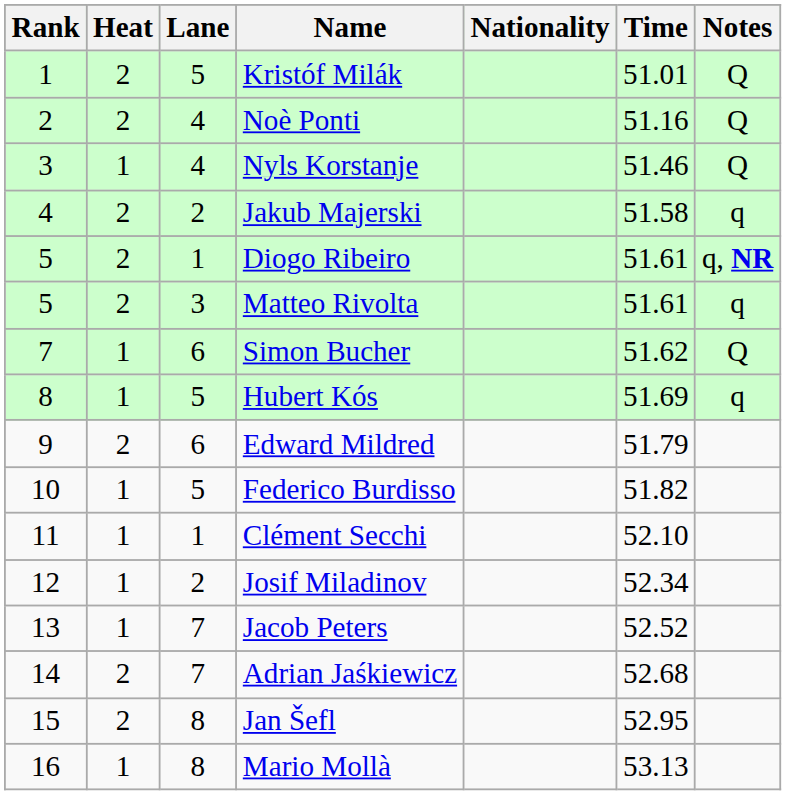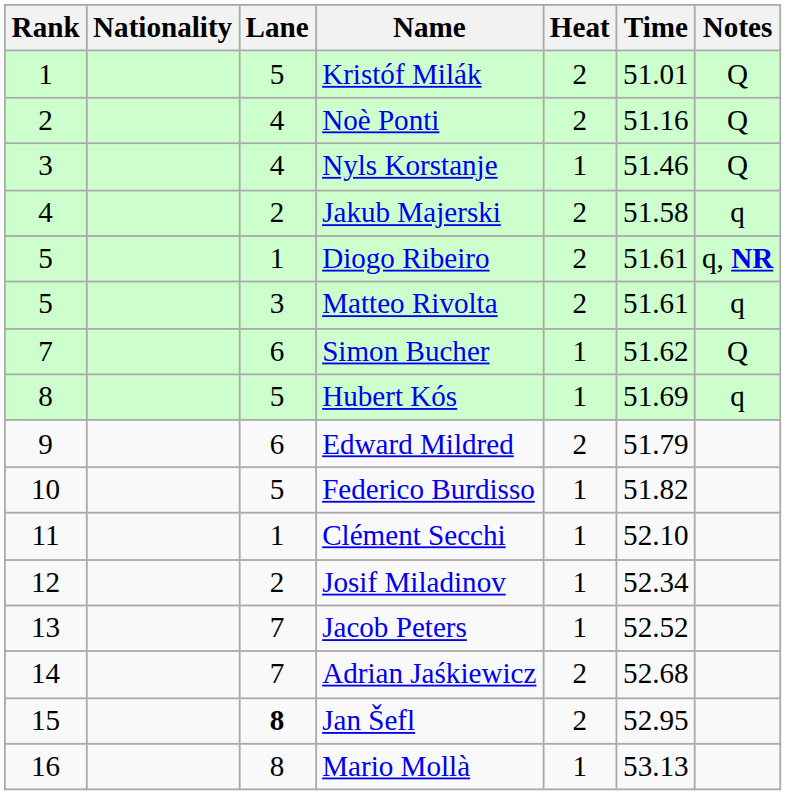columns swapped: (123, 27) <-> (540, 27)
(198, 720) normal -> (277, 720) bold
